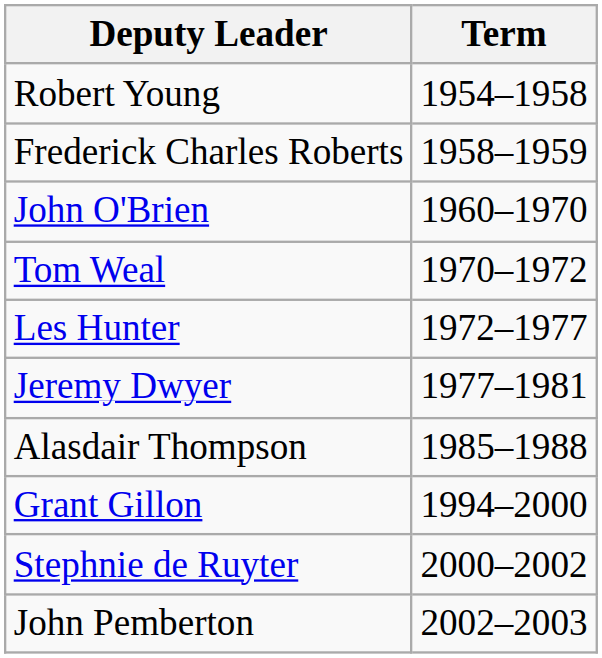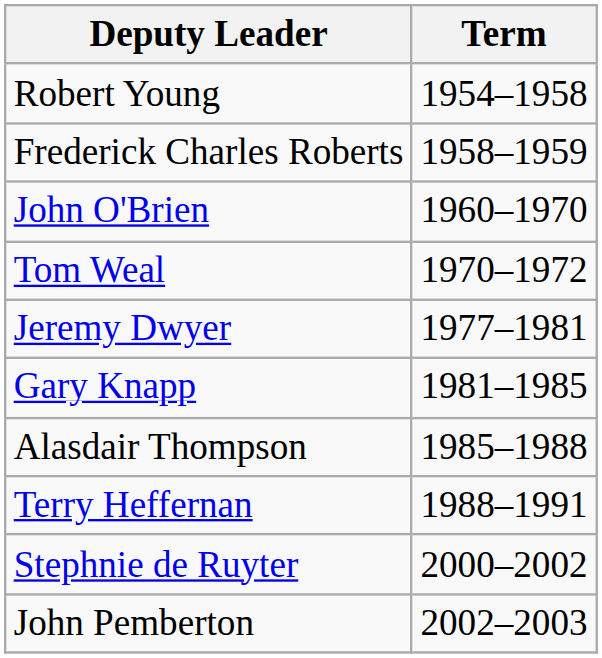- row: (97, 328)
+ row: (105, 387)
+ row: (133, 504)
- row: (108, 504)
